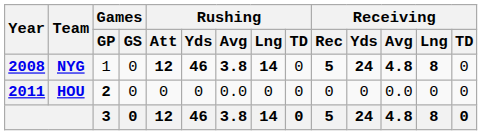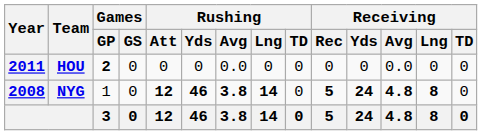rows swapped: (71, 67) <-> (71, 92)
